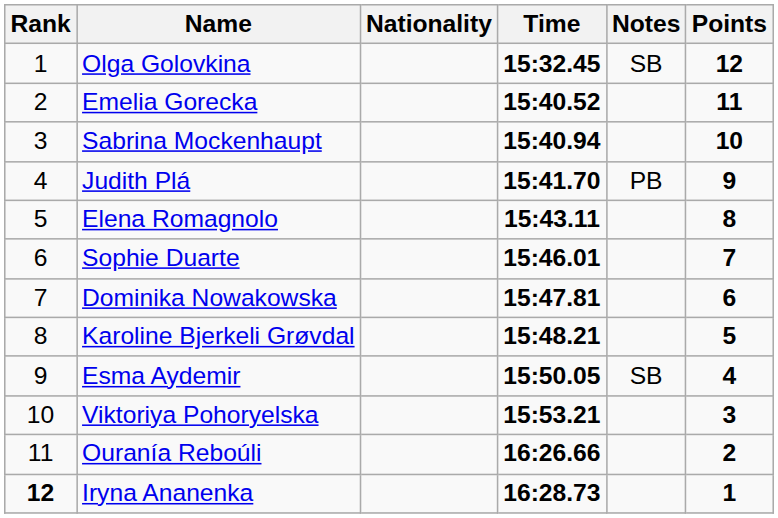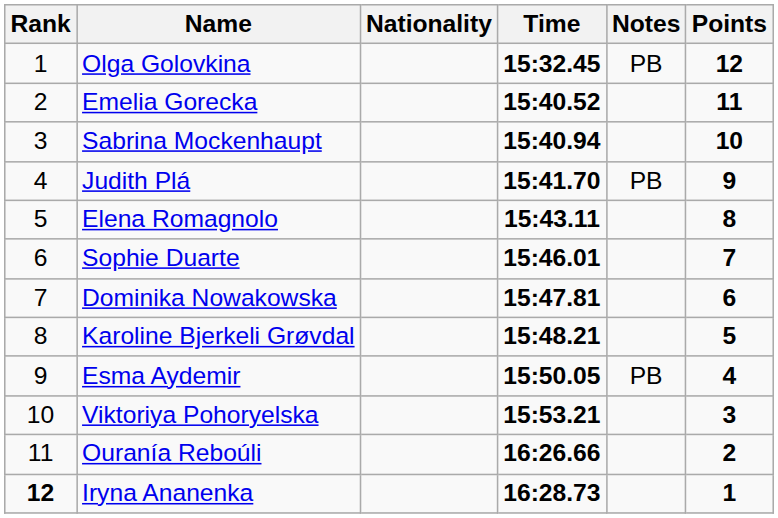(646, 63) SB -> (646, 63) PB
(646, 375) SB -> (646, 375) PB
